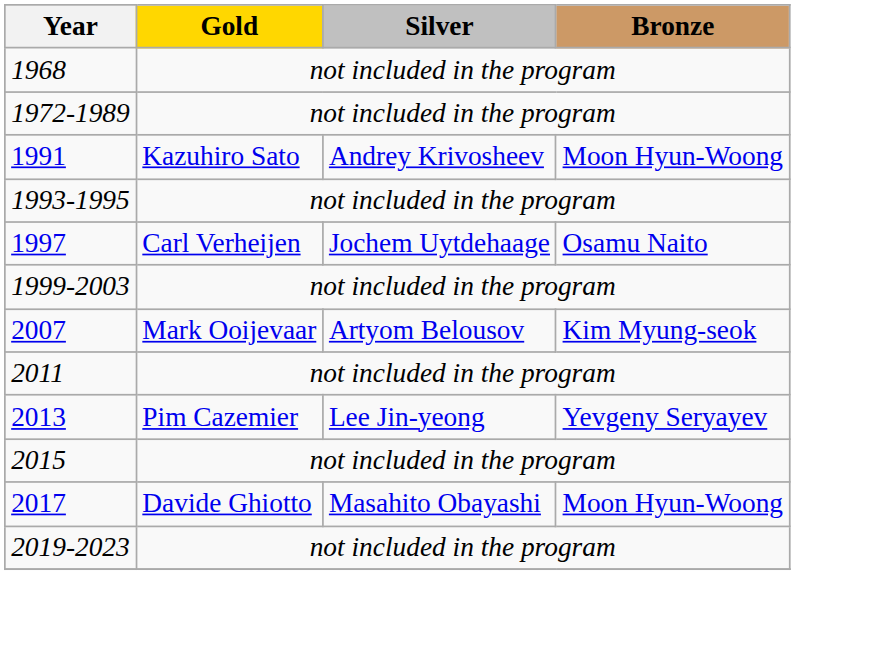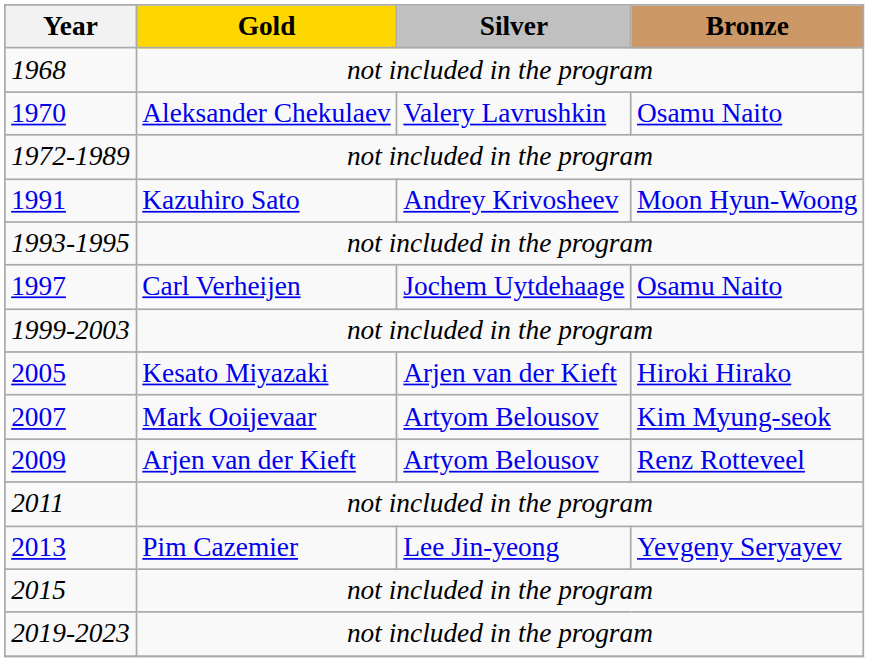+ row: (39, 112)
+ row: (39, 373)
+ row: (39, 460)
- row: (39, 503)
